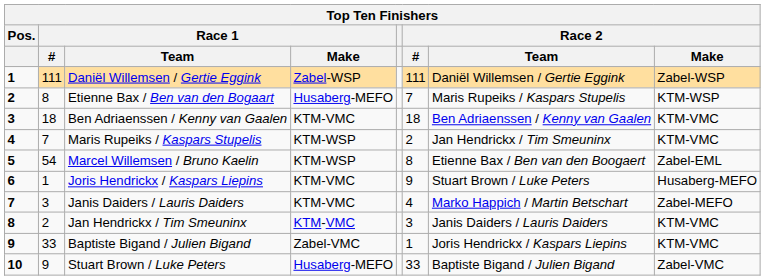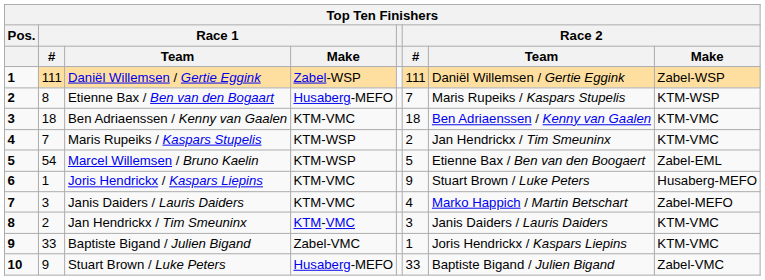(409, 160) 8 -> (409, 160) 5
